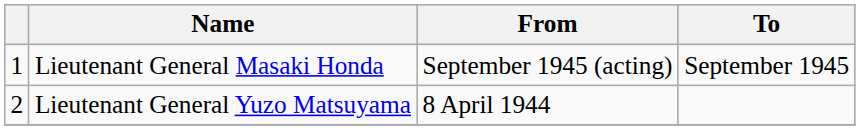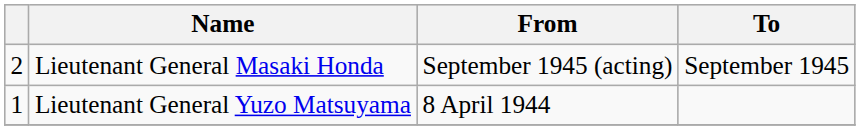(17, 64) 1 -> (17, 64) 2
(17, 104) 2 -> (17, 104) 1
